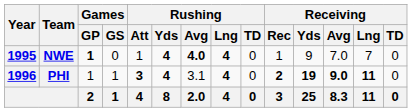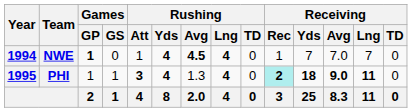(22, 55) 1995 -> (22, 55) 1994
(196, 55) 4.0 -> (196, 55) 4.5
(309, 55) 9 -> (309, 55) 7
(22, 76) 1996 -> (22, 76) 1995
(196, 76) 3.1 -> (196, 76) 1.3
(279, 76) no background -> (279, 76) paleturquoise background
(309, 76) 19 -> (309, 76) 18
